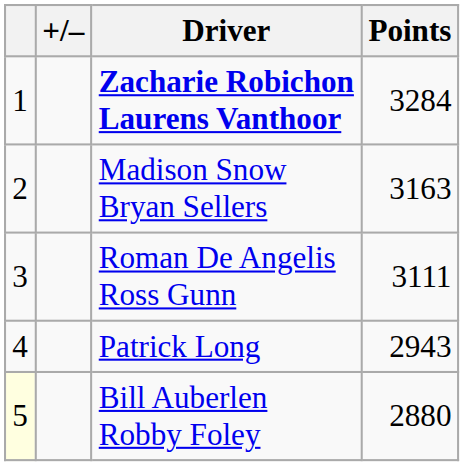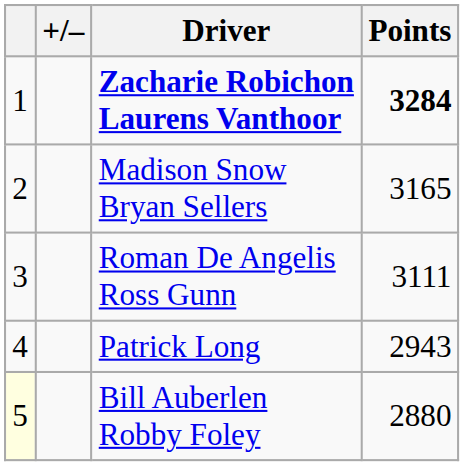(420, 100) normal -> (420, 100) bold
(420, 188) 3163 -> (420, 188) 3165
